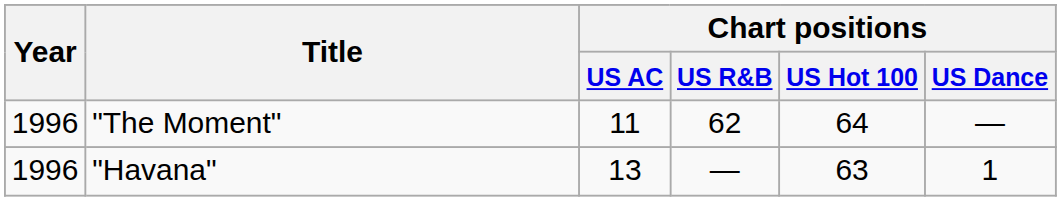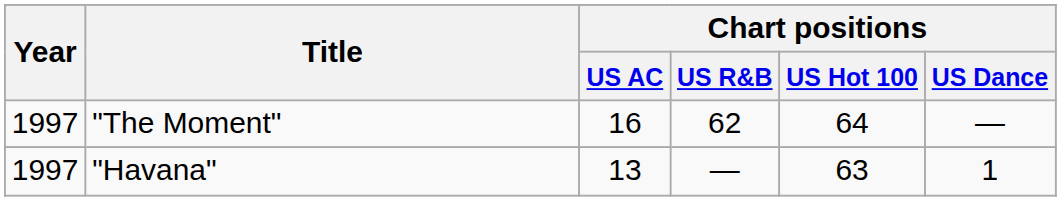(45, 123) 1996 -> (45, 123) 1997
(625, 123) 11 -> (625, 123) 16
(45, 170) 1996 -> (45, 170) 1997
